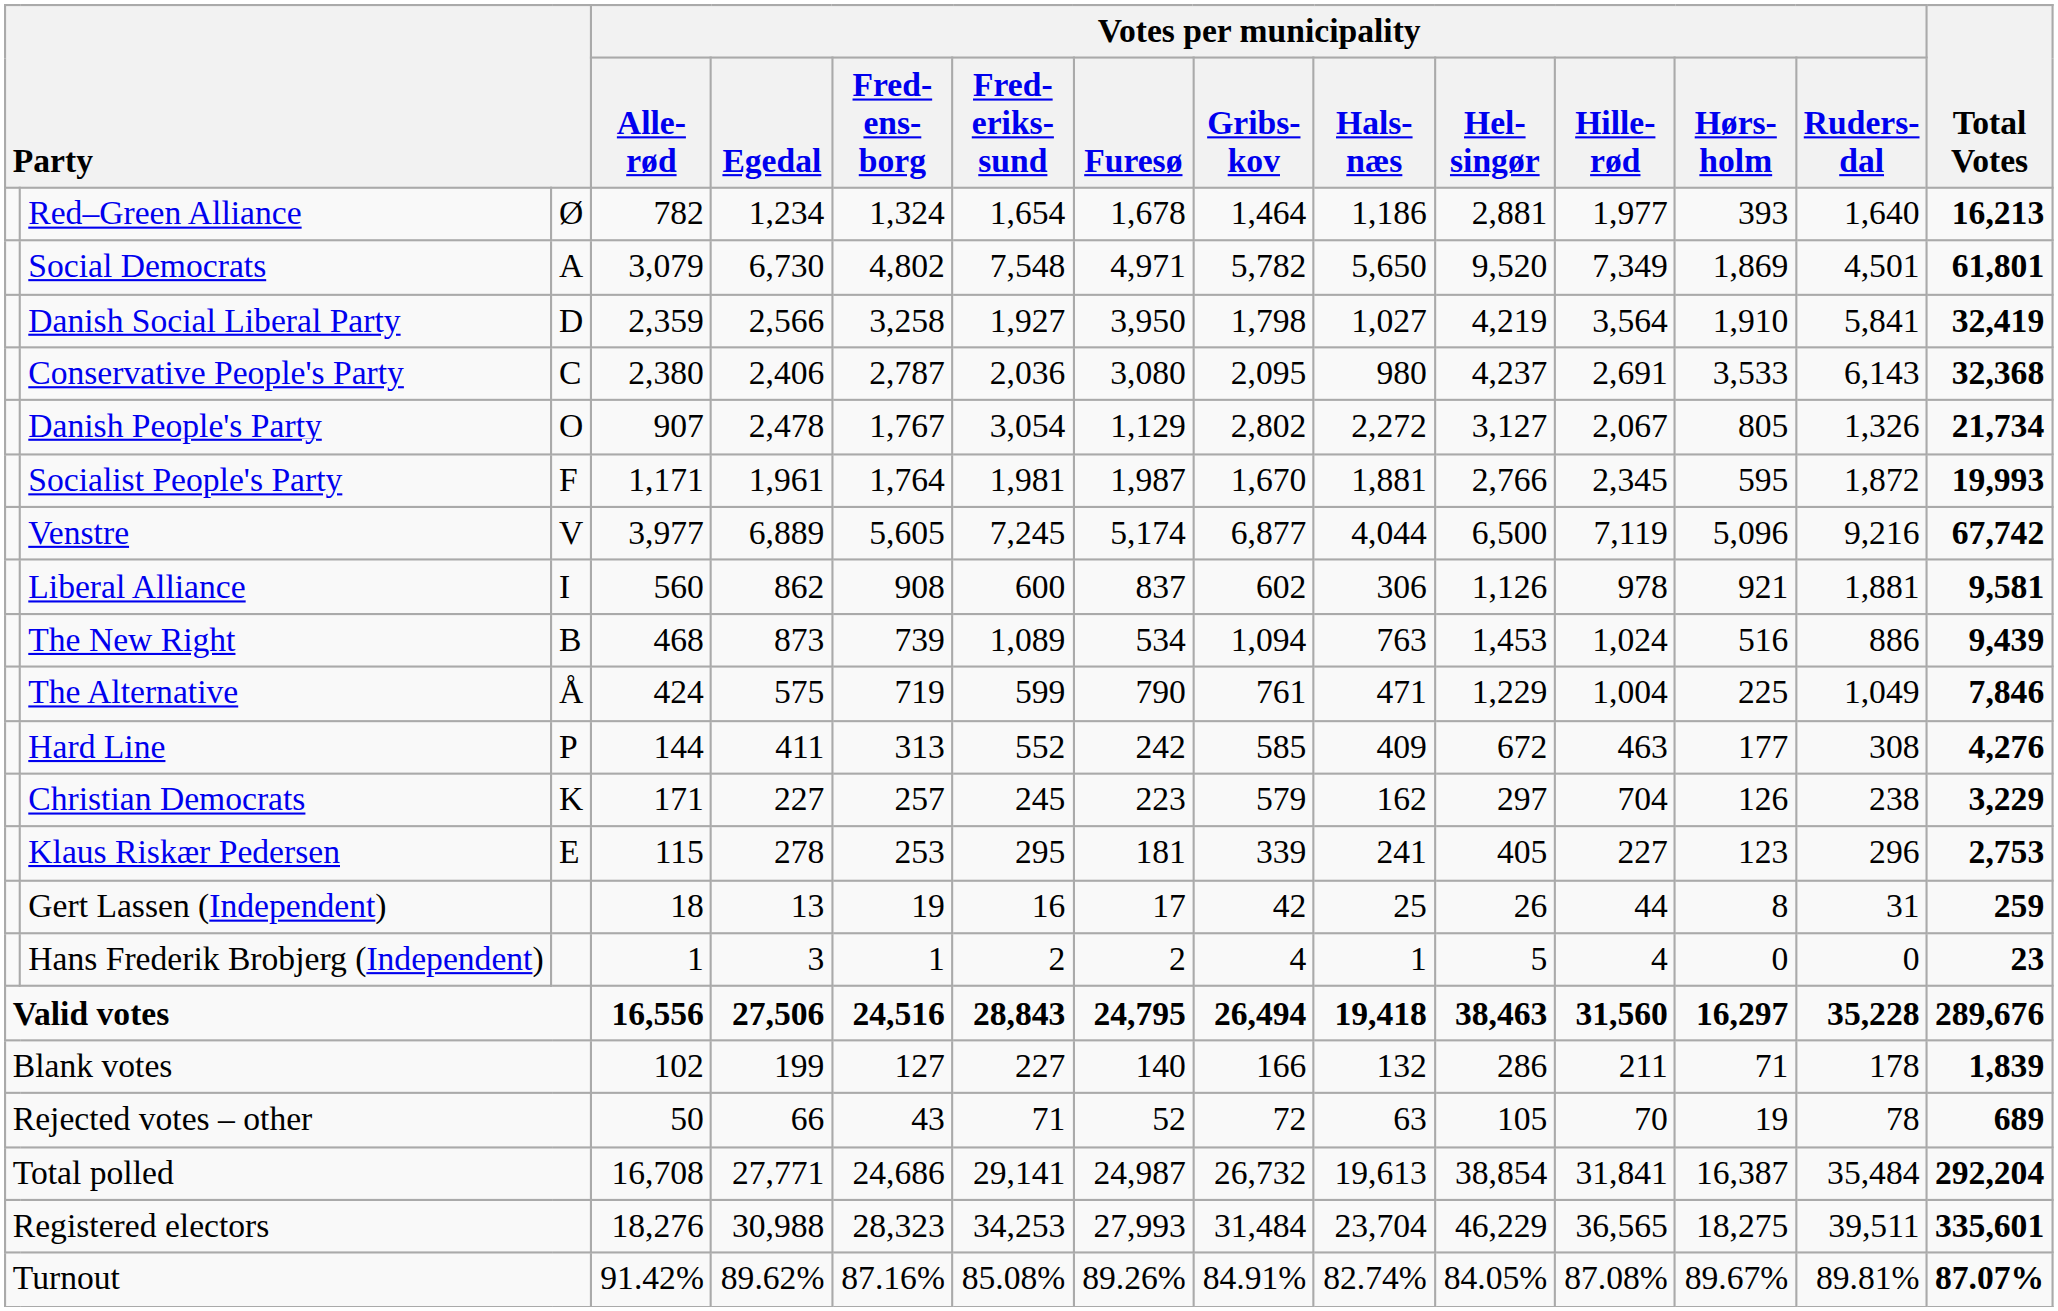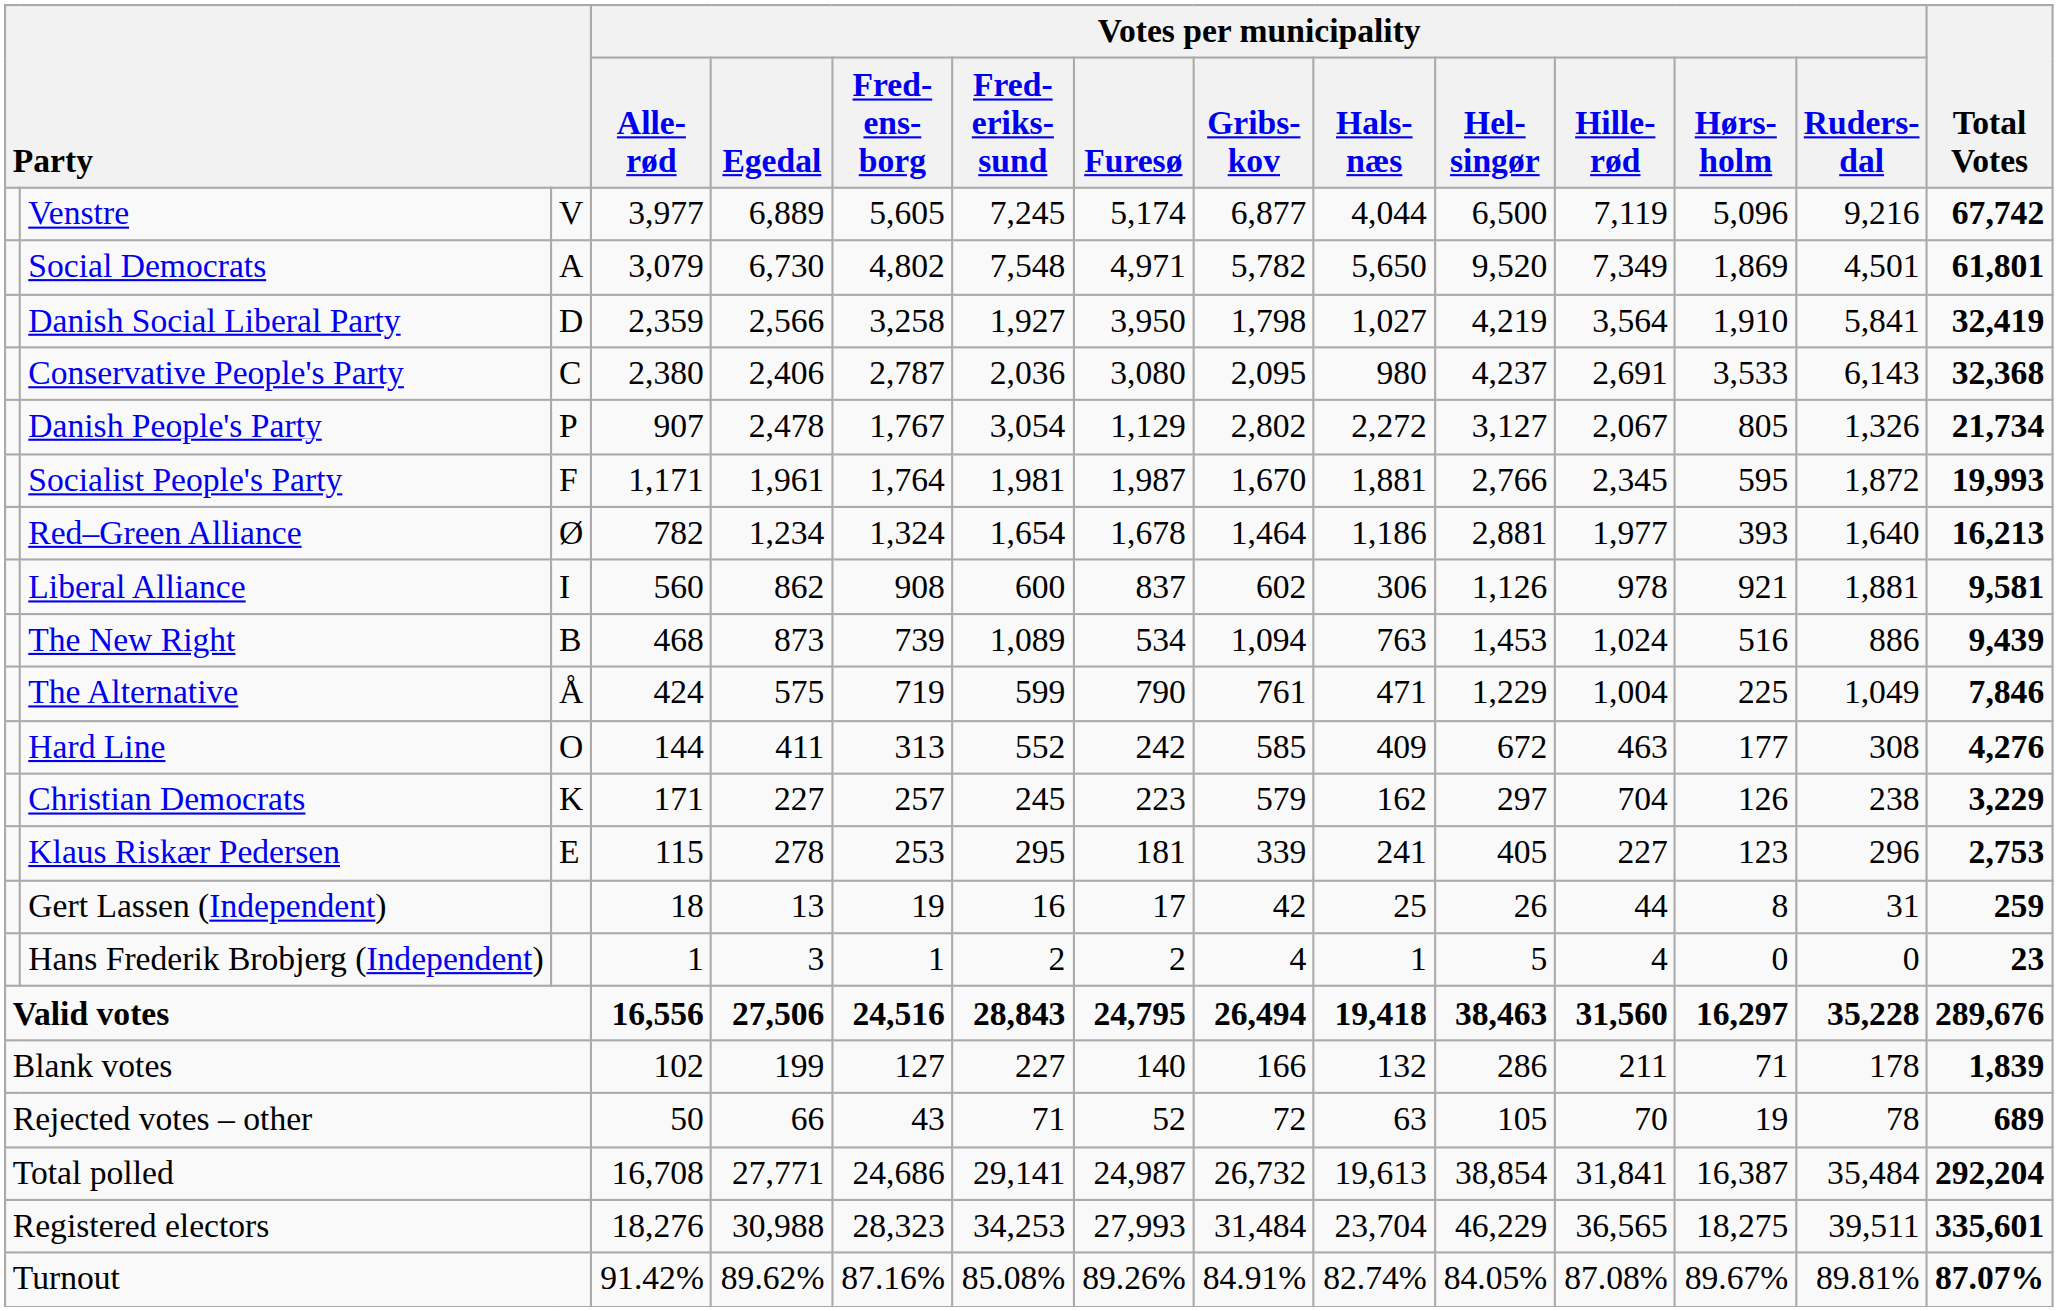rows swapped: (79, 533) <-> (165, 213)
(571, 426) O -> (568, 426) P
(568, 746) P -> (571, 746) O
